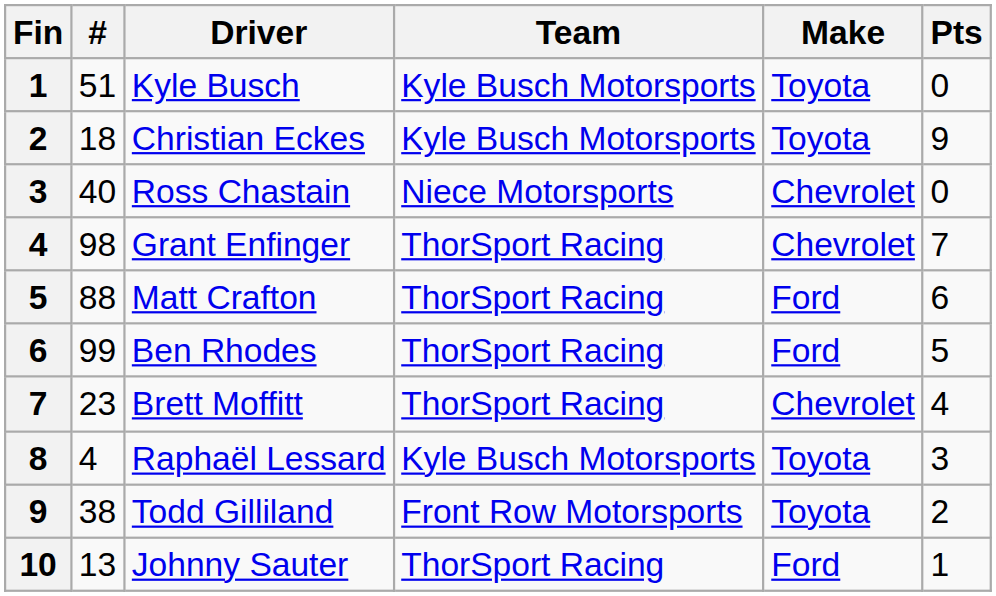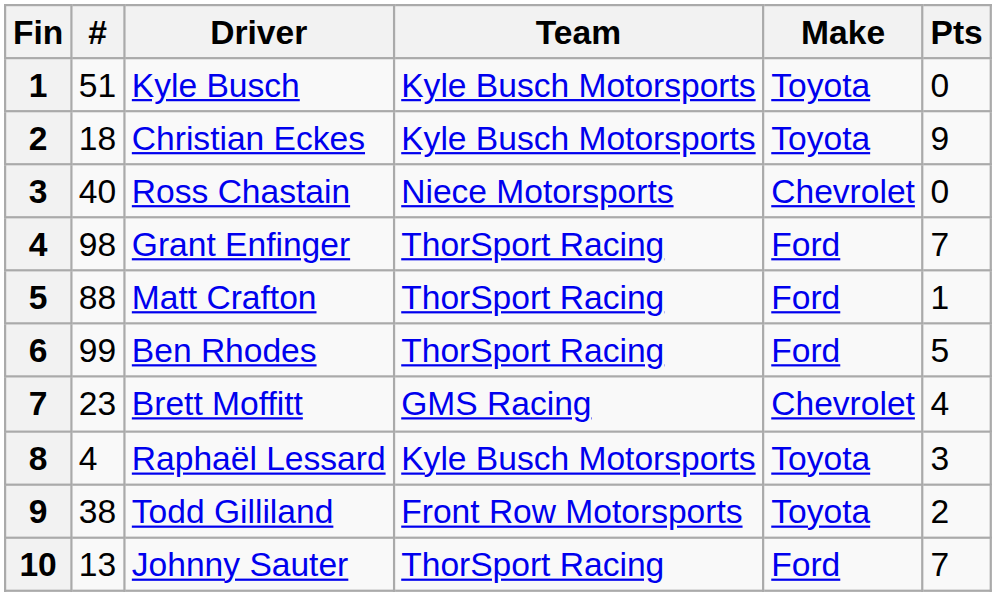(843, 245) Chevrolet -> (806, 245) Ford
(940, 298) 6 -> (940, 298) 1
(533, 404) ThorSport Racing -> (496, 404) GMS Racing
(940, 564) 1 -> (940, 564) 7
